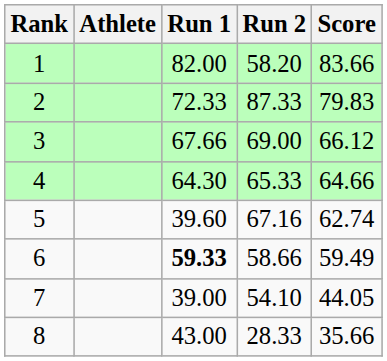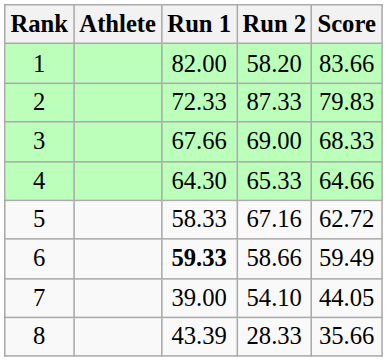(347, 141) 66.12 -> (347, 141) 68.33
(199, 219) 39.60 -> (199, 219) 58.33
(347, 219) 62.74 -> (347, 219) 62.72
(199, 336) 43.00 -> (199, 336) 43.39
